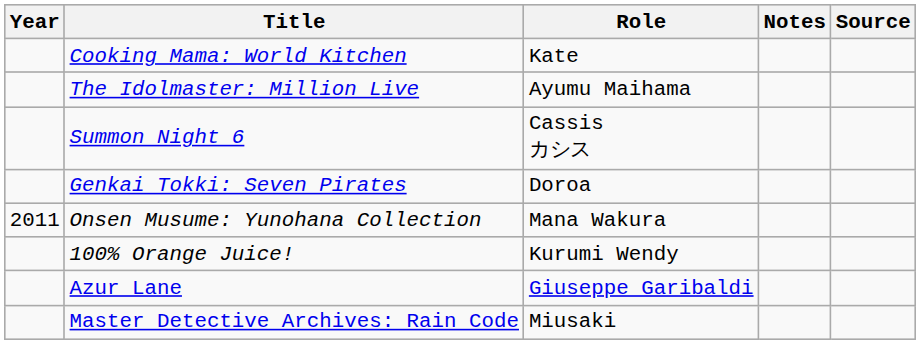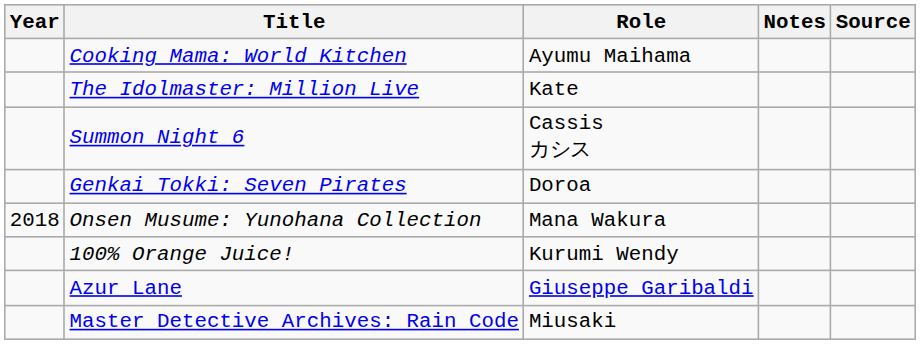(554, 56) Kate -> (610, 56) Ayumu Maihama
(610, 90) Ayumu Maihama -> (554, 90) Kate
(35, 220) 2011 -> (35, 220) 2018
